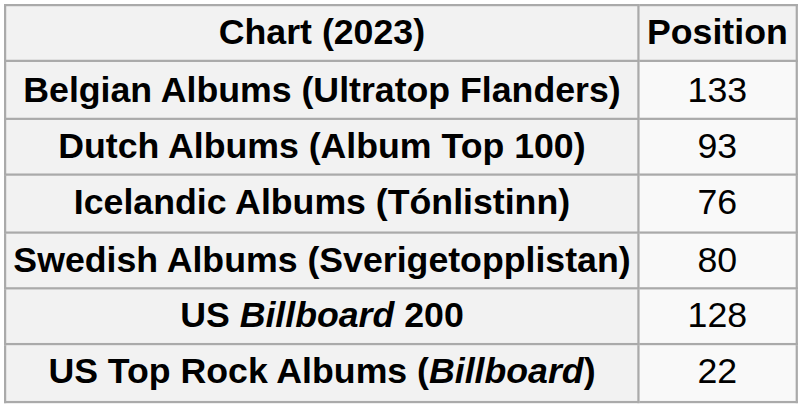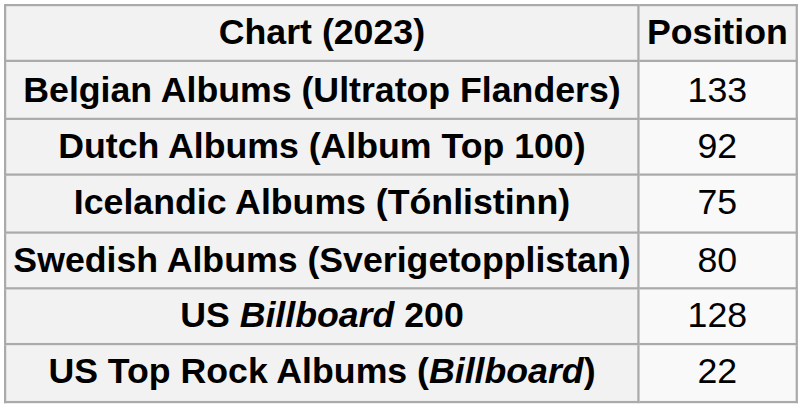(717, 145) 93 -> (717, 145) 92
(717, 202) 76 -> (717, 202) 75
